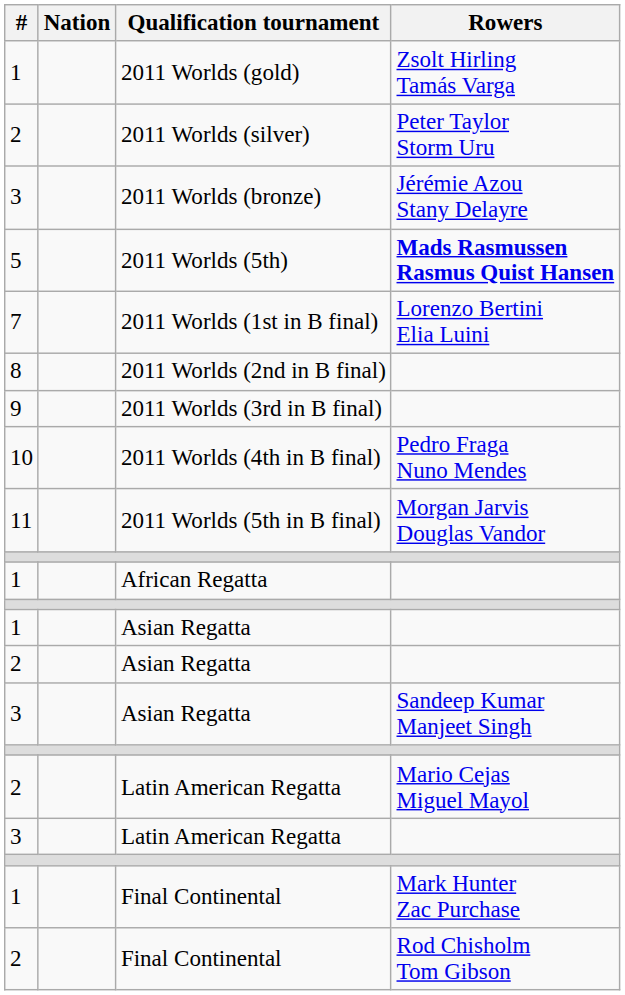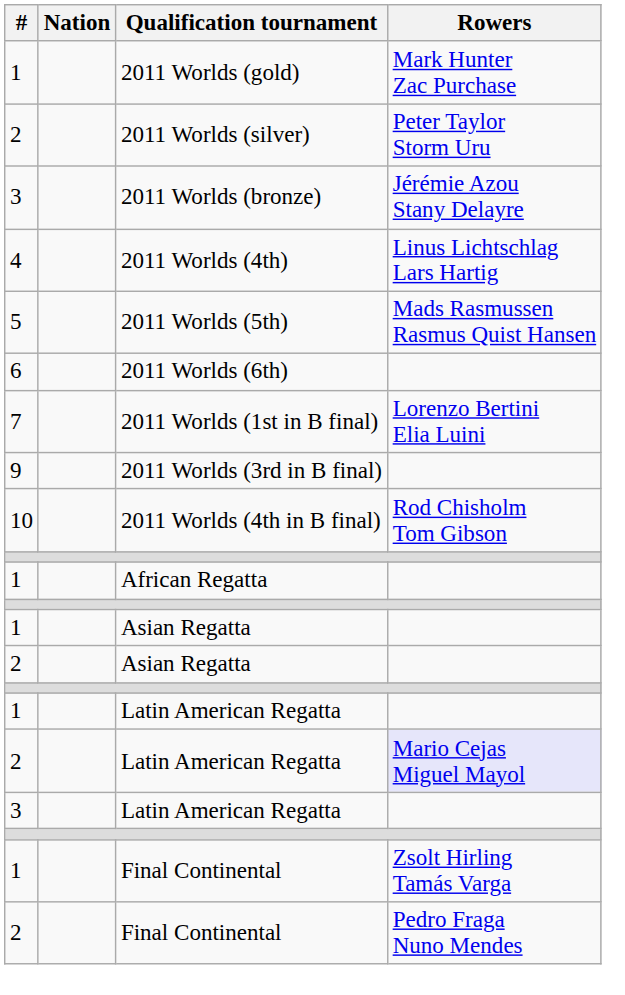(456, 72) Zsolt Hirling Tamás Varga -> (454, 72) Mark Hunter Zac Purchase
+ row: (16, 259)
(505, 259) bold -> (494, 322) normal
+ row: (16, 371)
- row: (16, 371)
(461, 457) Pedro Fraga Nuno Mendes -> (460, 520) Rod Chisholm Tom Gibson
- row: (21, 520)
- row: (16, 713)
+ row: (16, 711)
(463, 786) no background -> (459, 760) lavender background
(458, 896) Mark Hunter Zac Purchase -> (453, 870) Zsolt Hirling Tamás Varga
(463, 958) Rod Chisholm Tom Gibson -> (458, 932) Pedro Fraga Nuno Mendes
